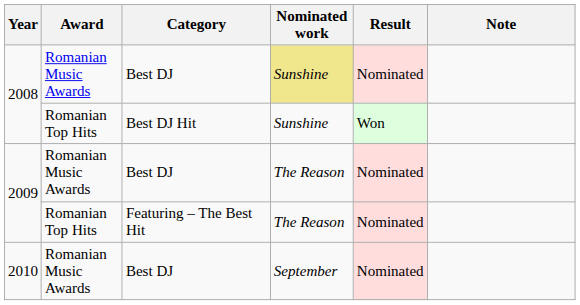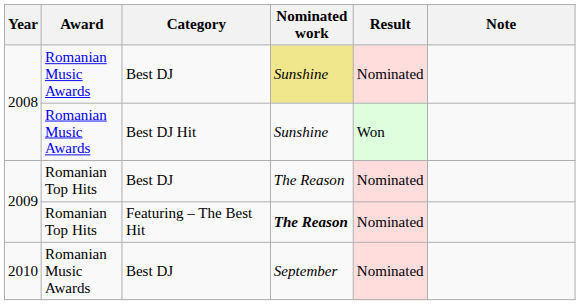(76, 123) Romanian Top Hits -> (76, 131) Romanian Music Awards
(76, 172) Romanian Music Awards -> (76, 181) Romanian Top Hits
(309, 221) normal -> (311, 221) bold
